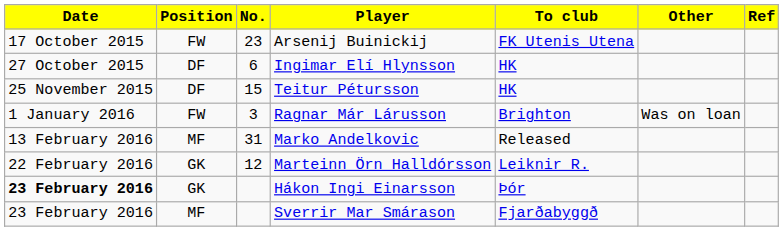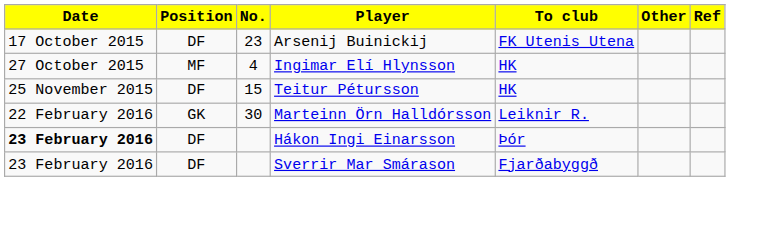(196, 41) FW -> (196, 41) DF
(196, 66) DF -> (196, 66) MF
(253, 66) 6 -> (253, 66) 4
- row: (360, 115)
- row: (346, 140)
(253, 164) 12 -> (253, 115) 30
(196, 189) GK -> (196, 140) DF
(196, 213) MF -> (196, 164) DF
